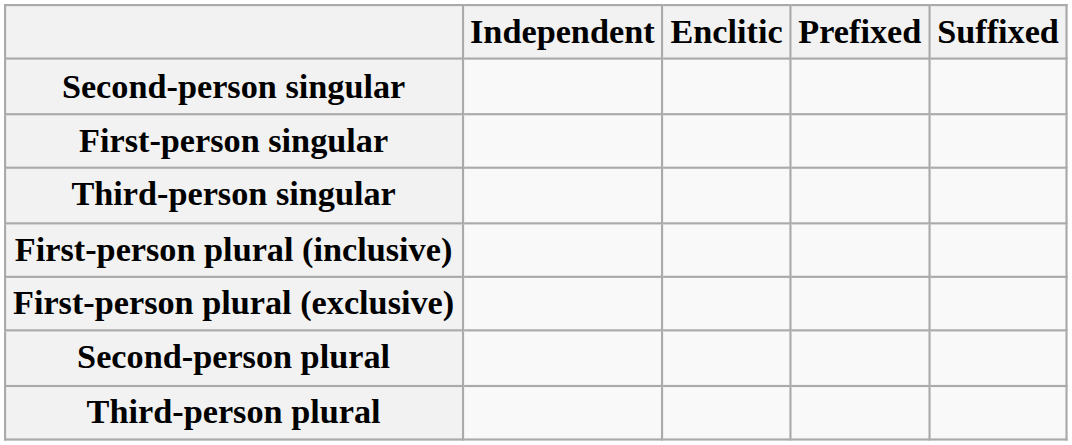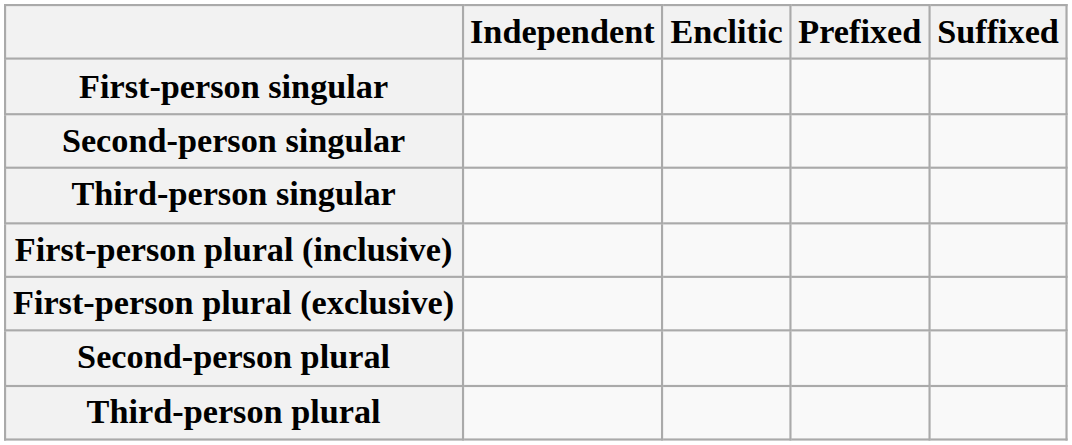rows swapped: (234, 140) <-> (234, 85)
